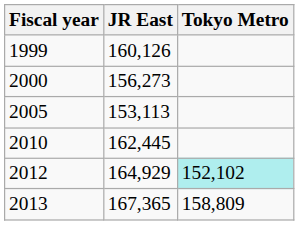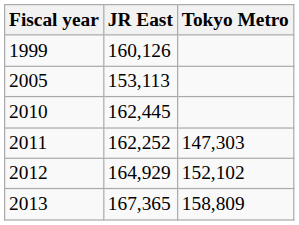- row: (28, 81)
+ row: (28, 142)
(213, 173) paleturquoise background -> (213, 173) no background
